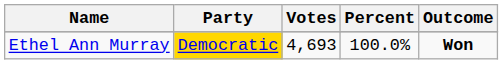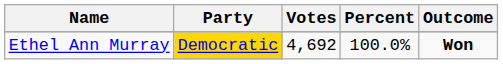(311, 46) 4,693 -> (311, 46) 4,692
